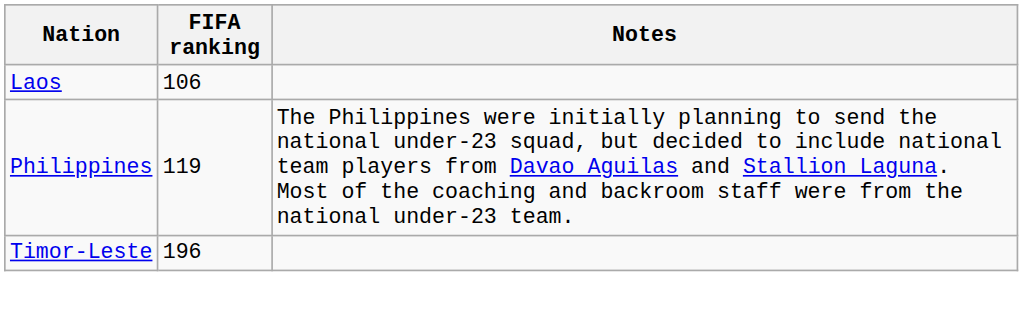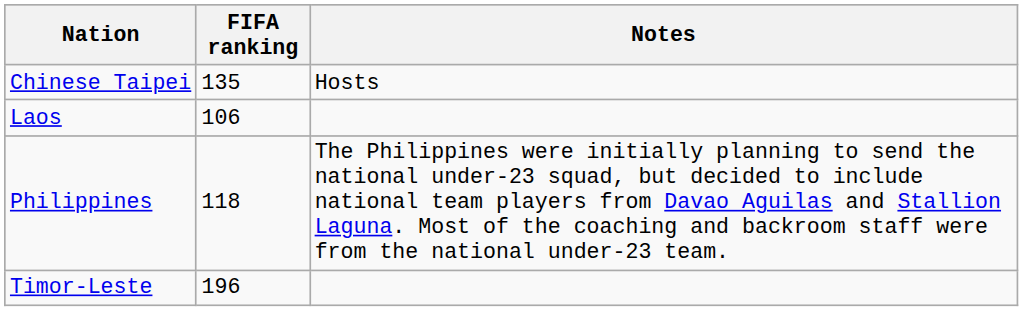+ row: (101, 82)
(182, 167) 119 -> (221, 203) 118
